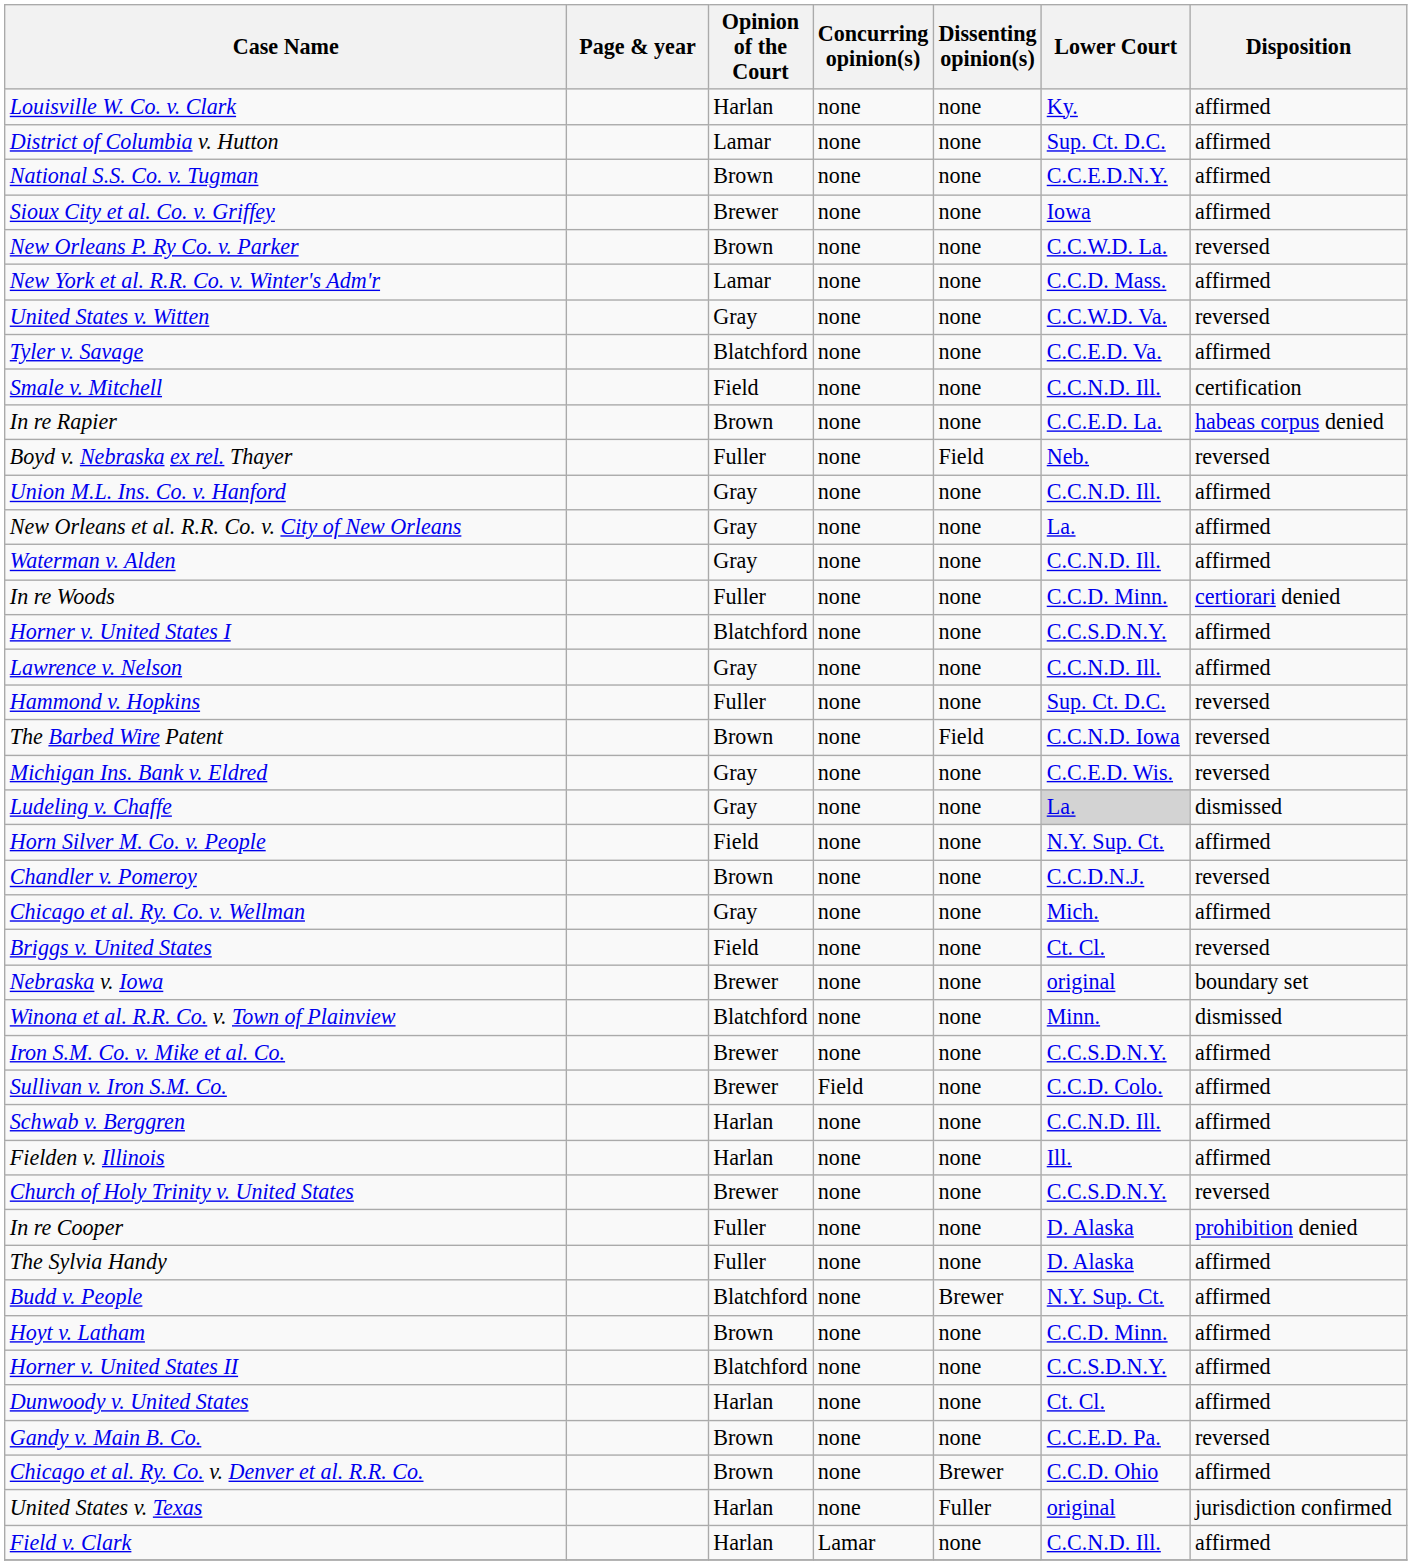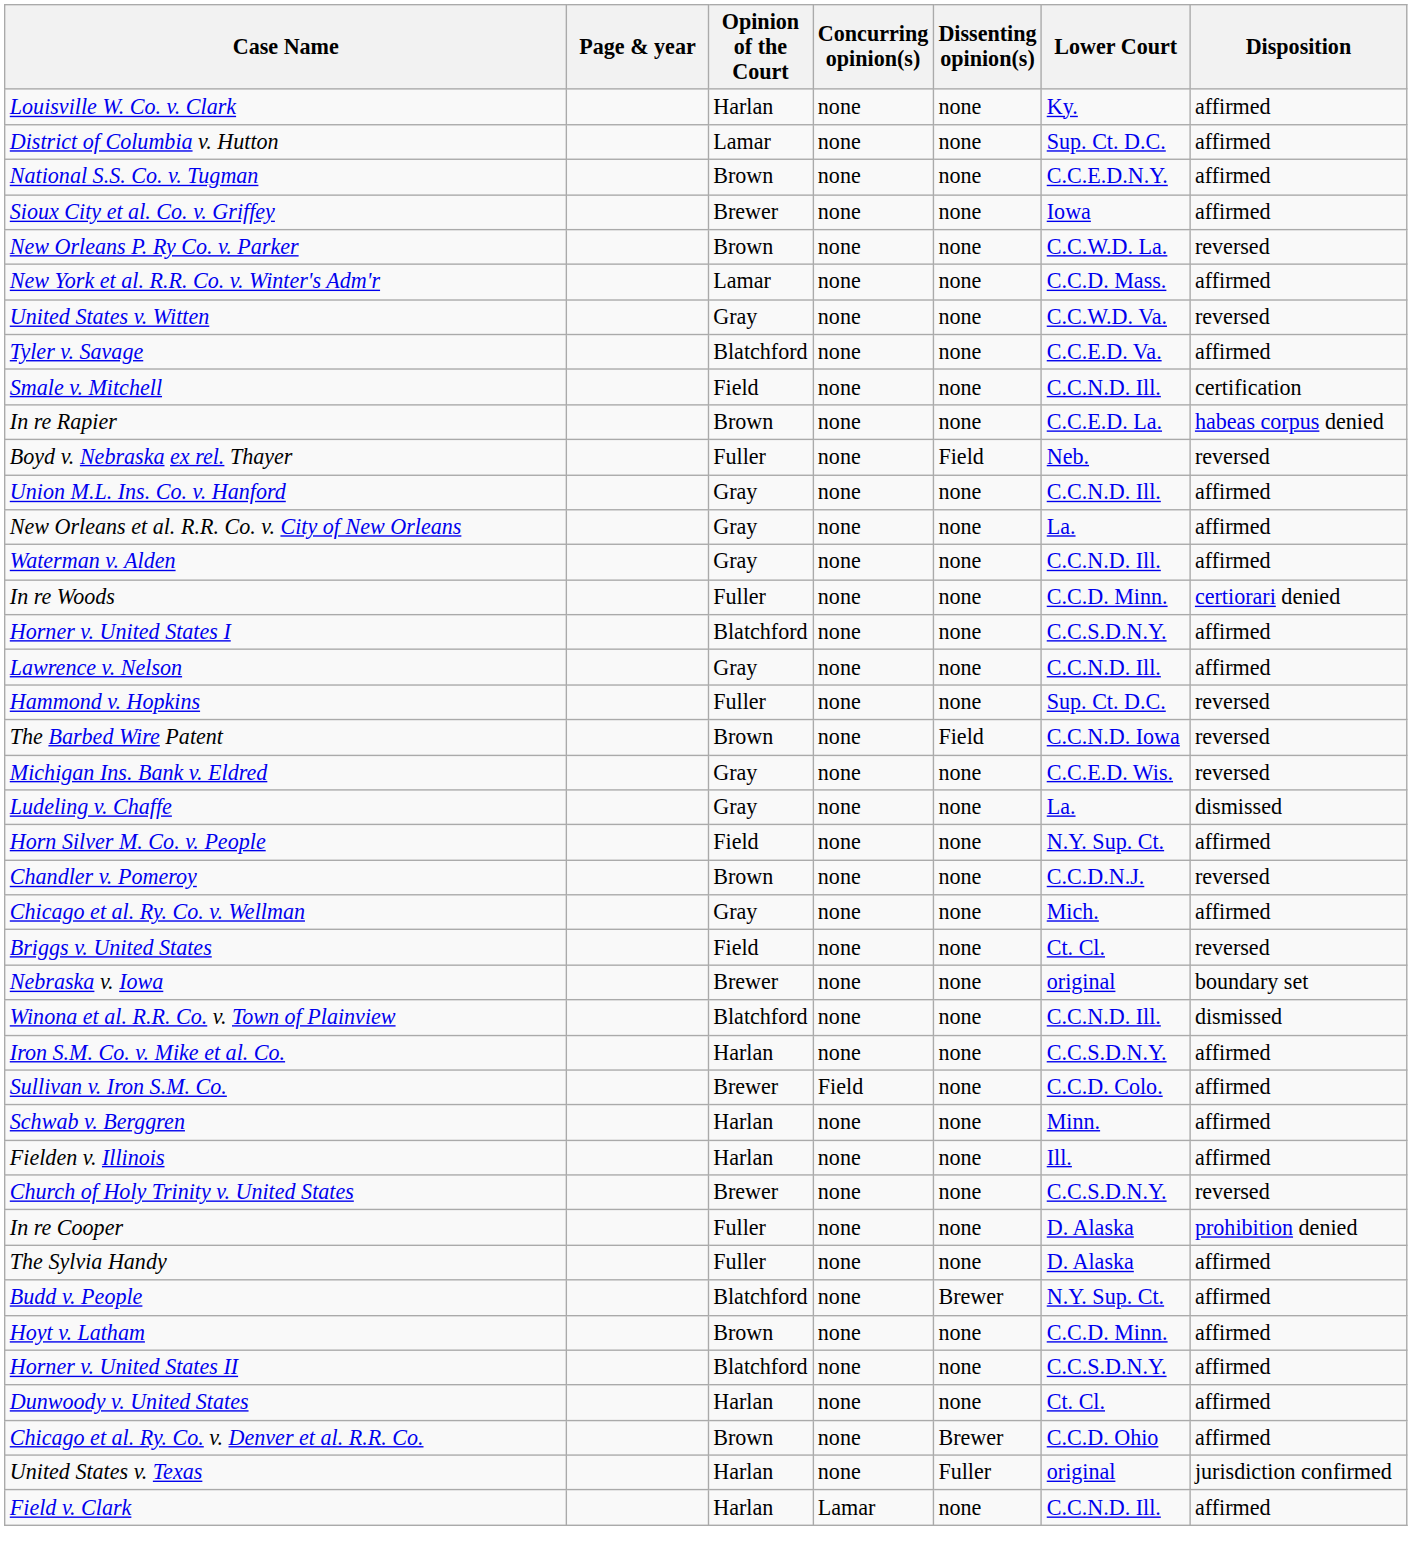(1061, 807) lightgrey background -> (1061, 807) no background
(1073, 1017) Minn. -> (1104, 1017) C.C.N.D. Ill.
(746, 1052) Brewer -> (743, 1052) Harlan
(1104, 1122) C.C.N.D. Ill. -> (1073, 1122) Minn.
- row: (106, 1437)
